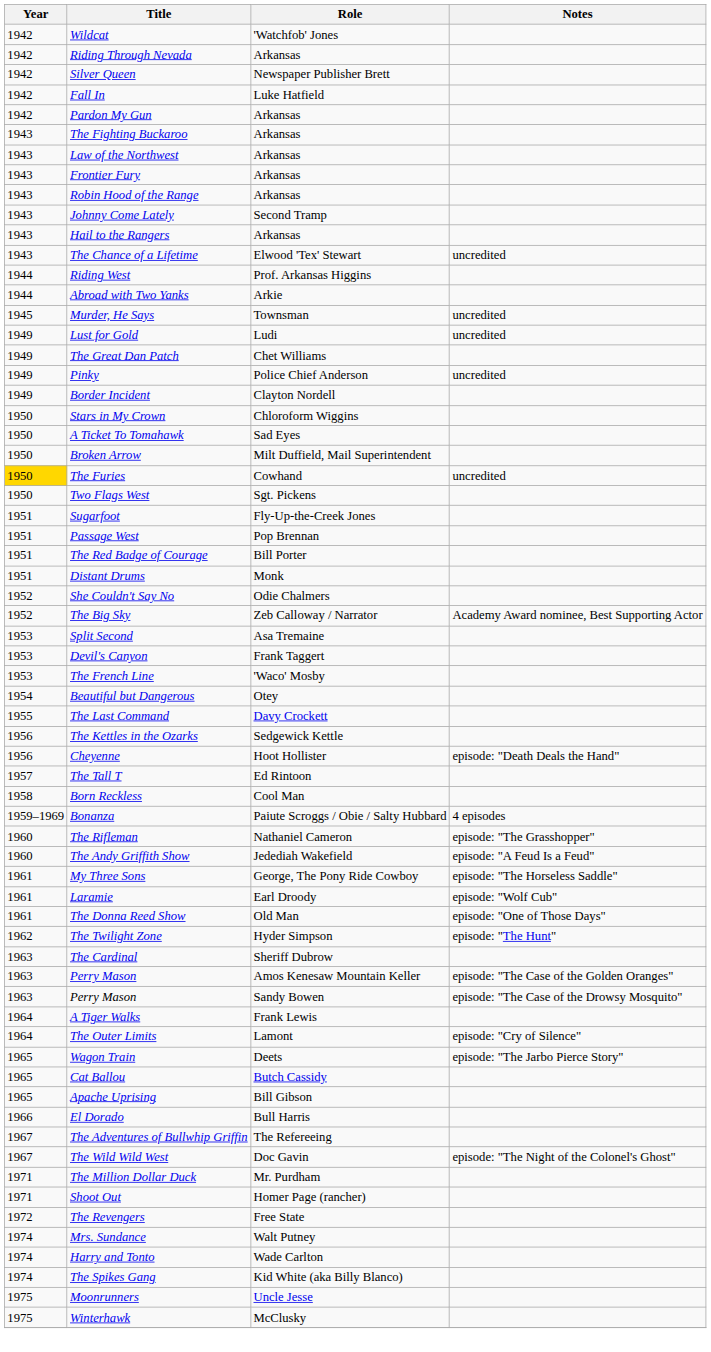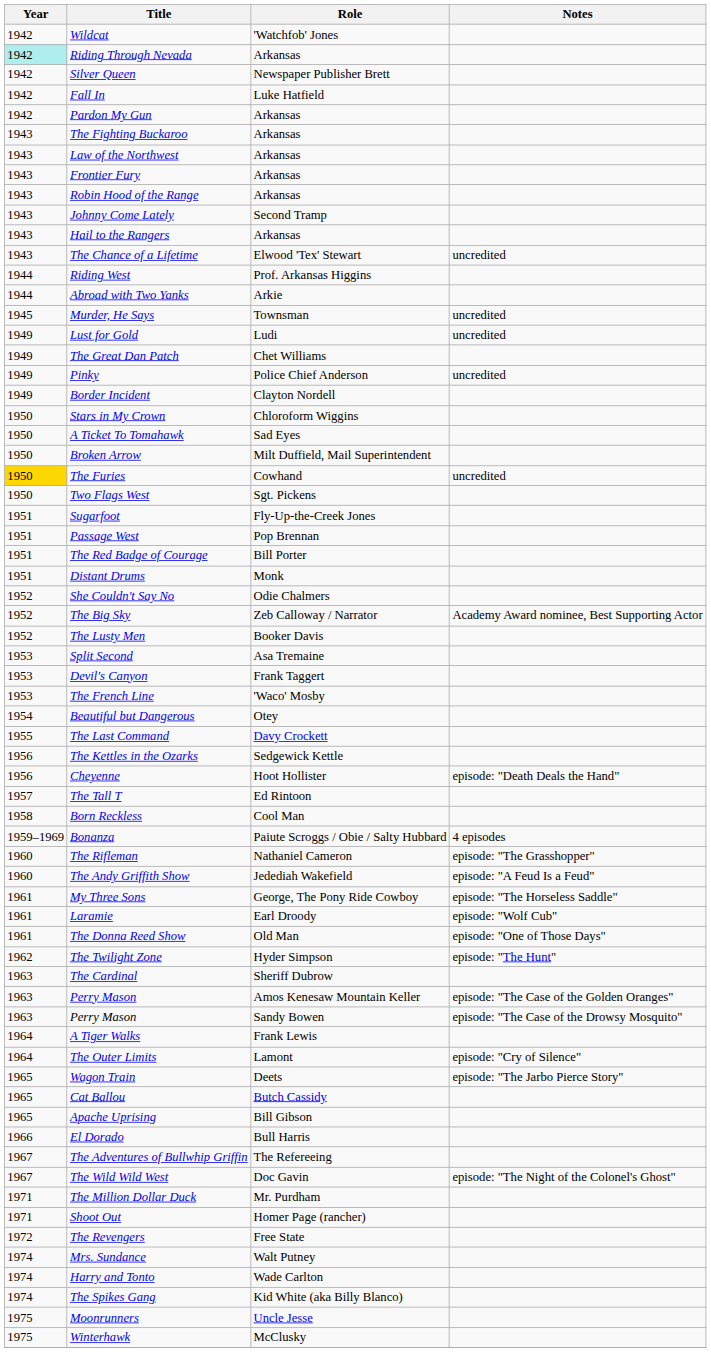(20, 54) no background -> (20, 54) paleturquoise background
+ row: (108, 635)
